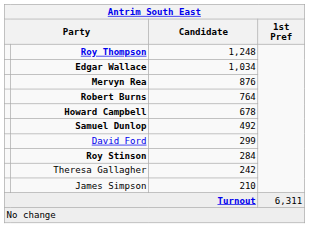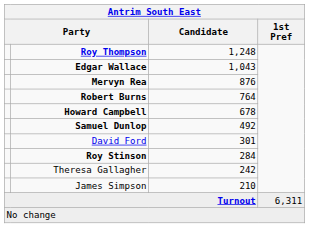(242, 67) 1,034 -> (242, 67) 1,043
(248, 141) 299 -> (248, 141) 301
